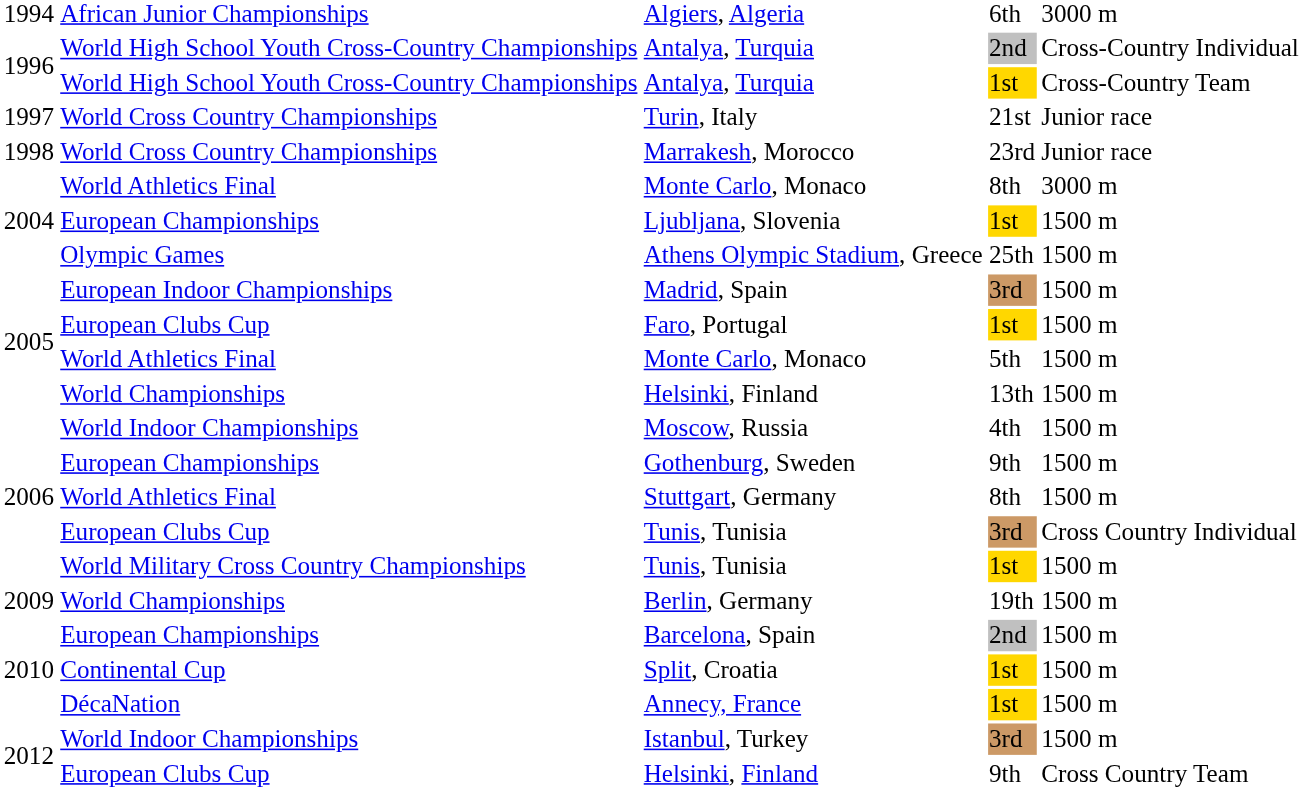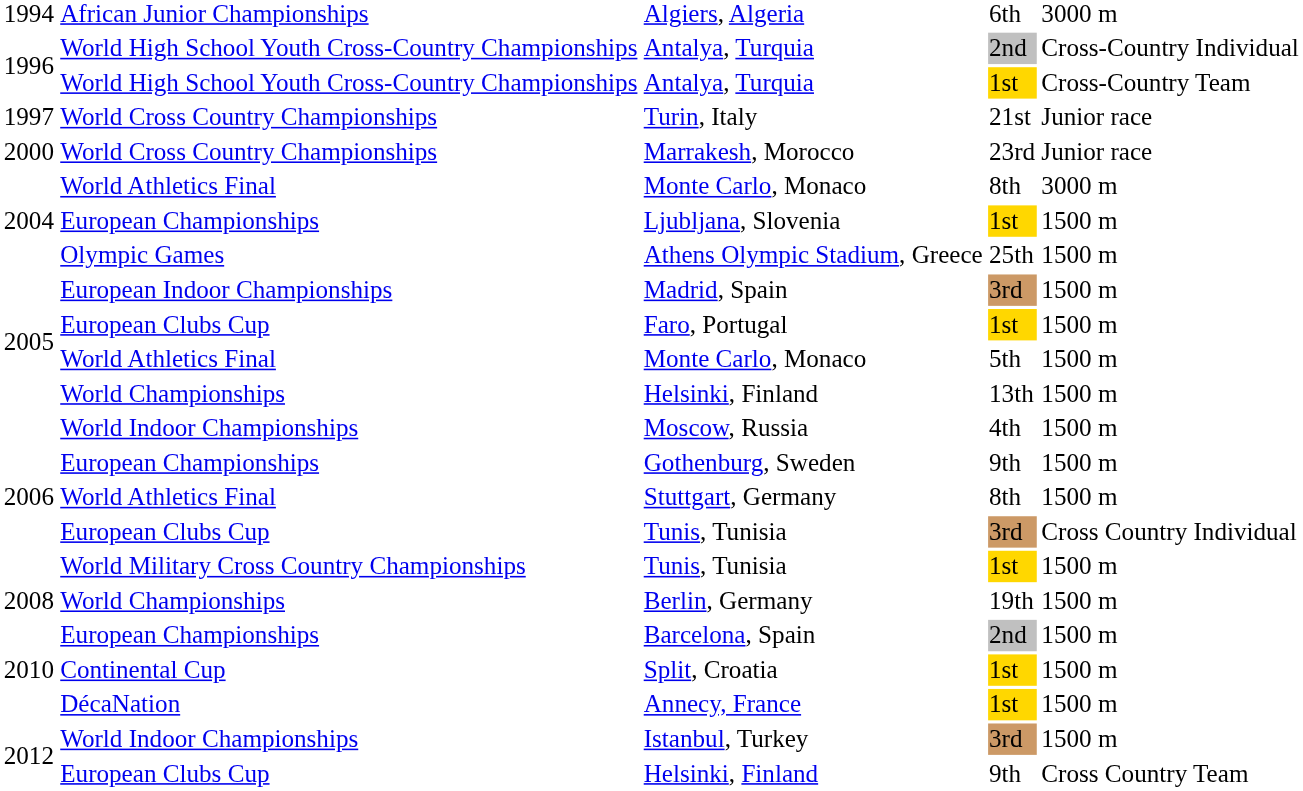(29, 151) 1998 -> (29, 151) 2000
(29, 600) 2009 -> (29, 600) 2008
